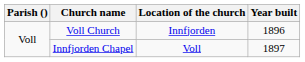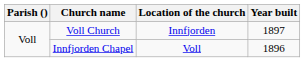(274, 30) 1896 -> (274, 30) 1897
(274, 48) 1897 -> (274, 48) 1896
